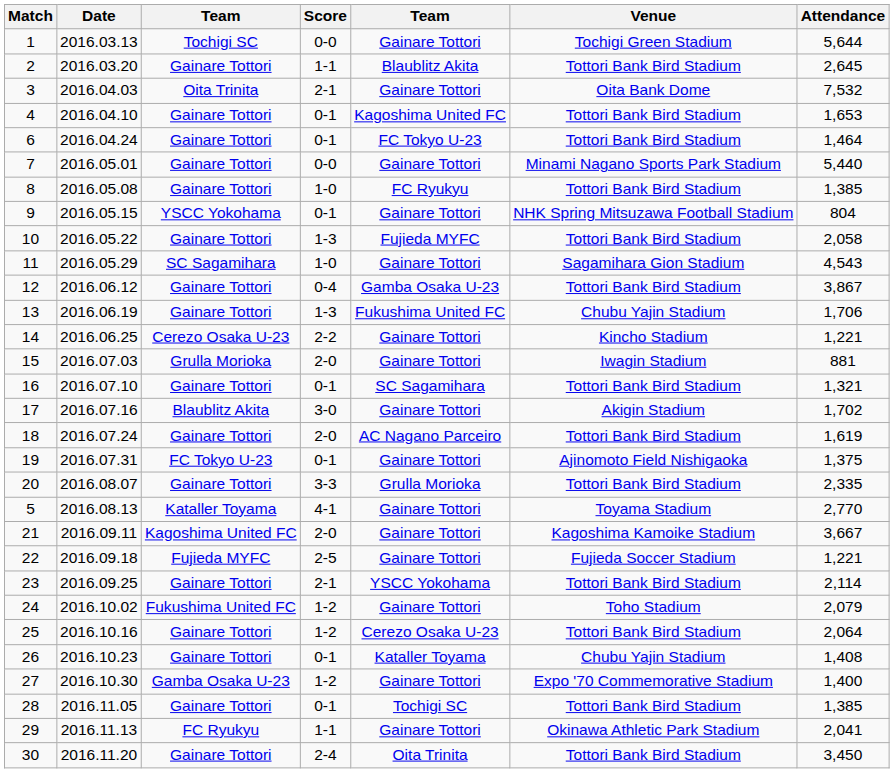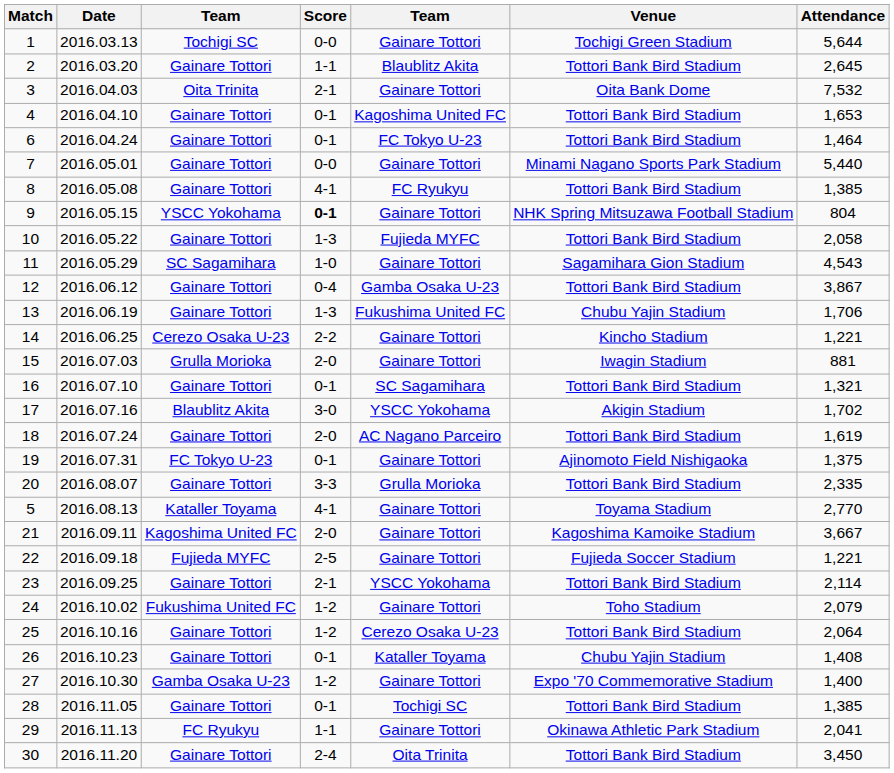(325, 189) 1-0 -> (325, 189) 4-1
(325, 213) normal -> (325, 213) bold
(430, 410) Gainare Tottori -> (430, 410) YSCC Yokohama
